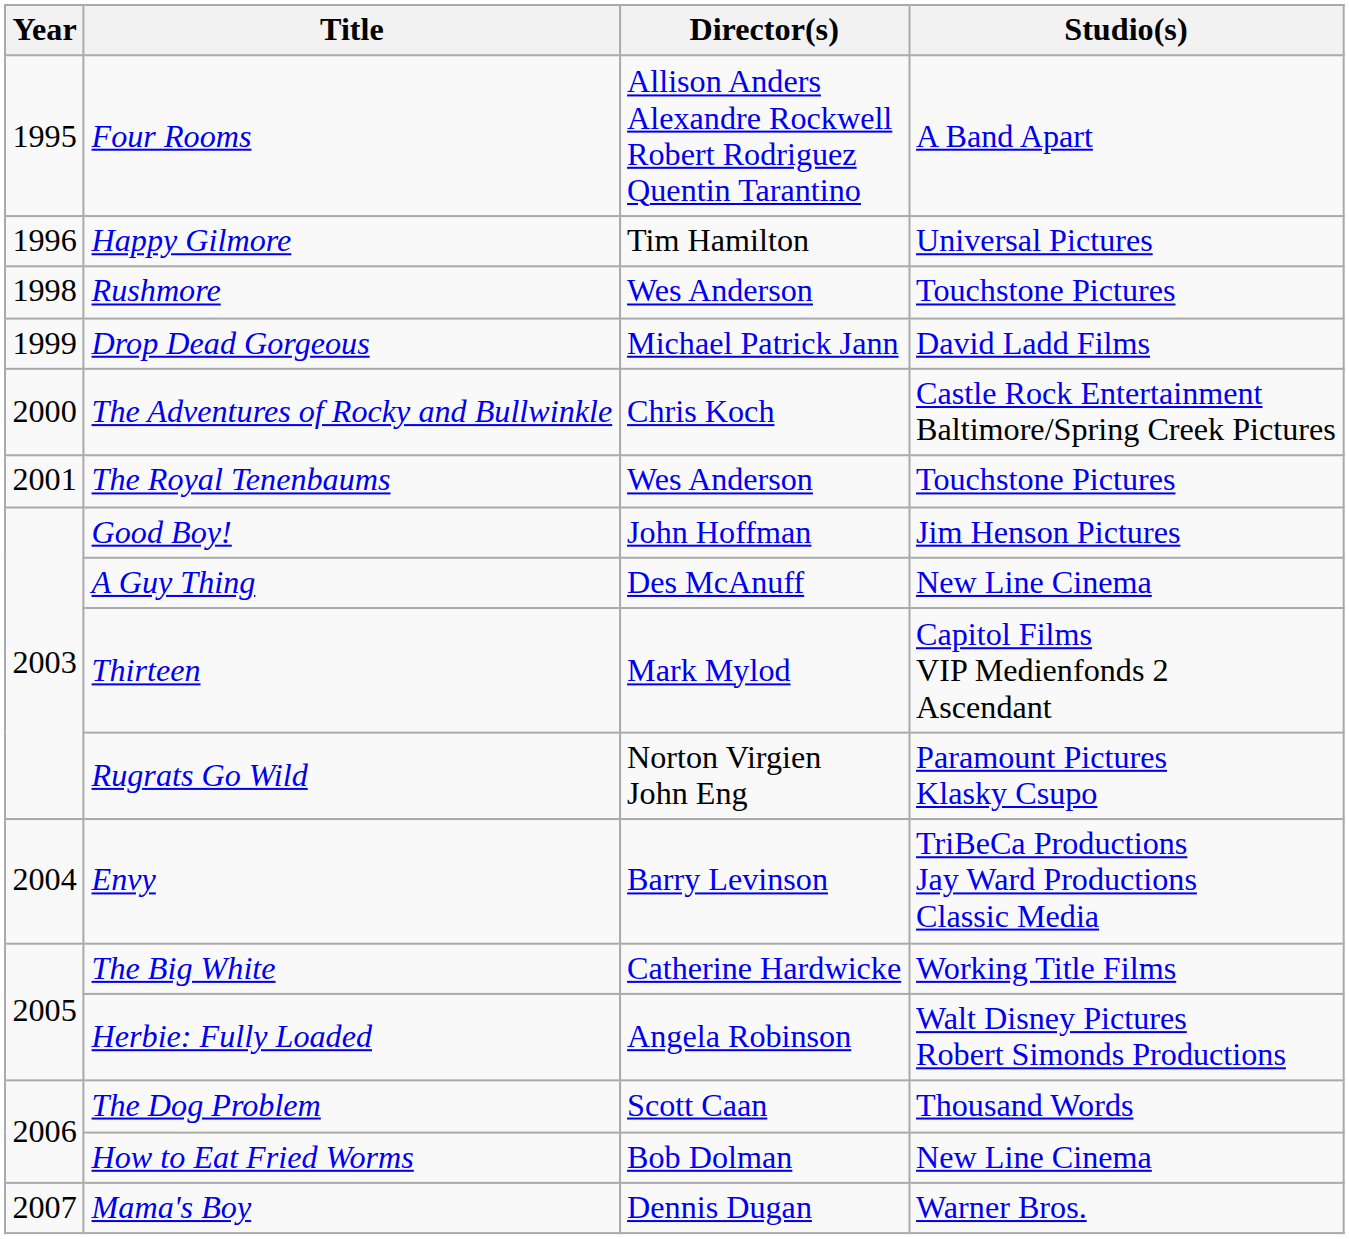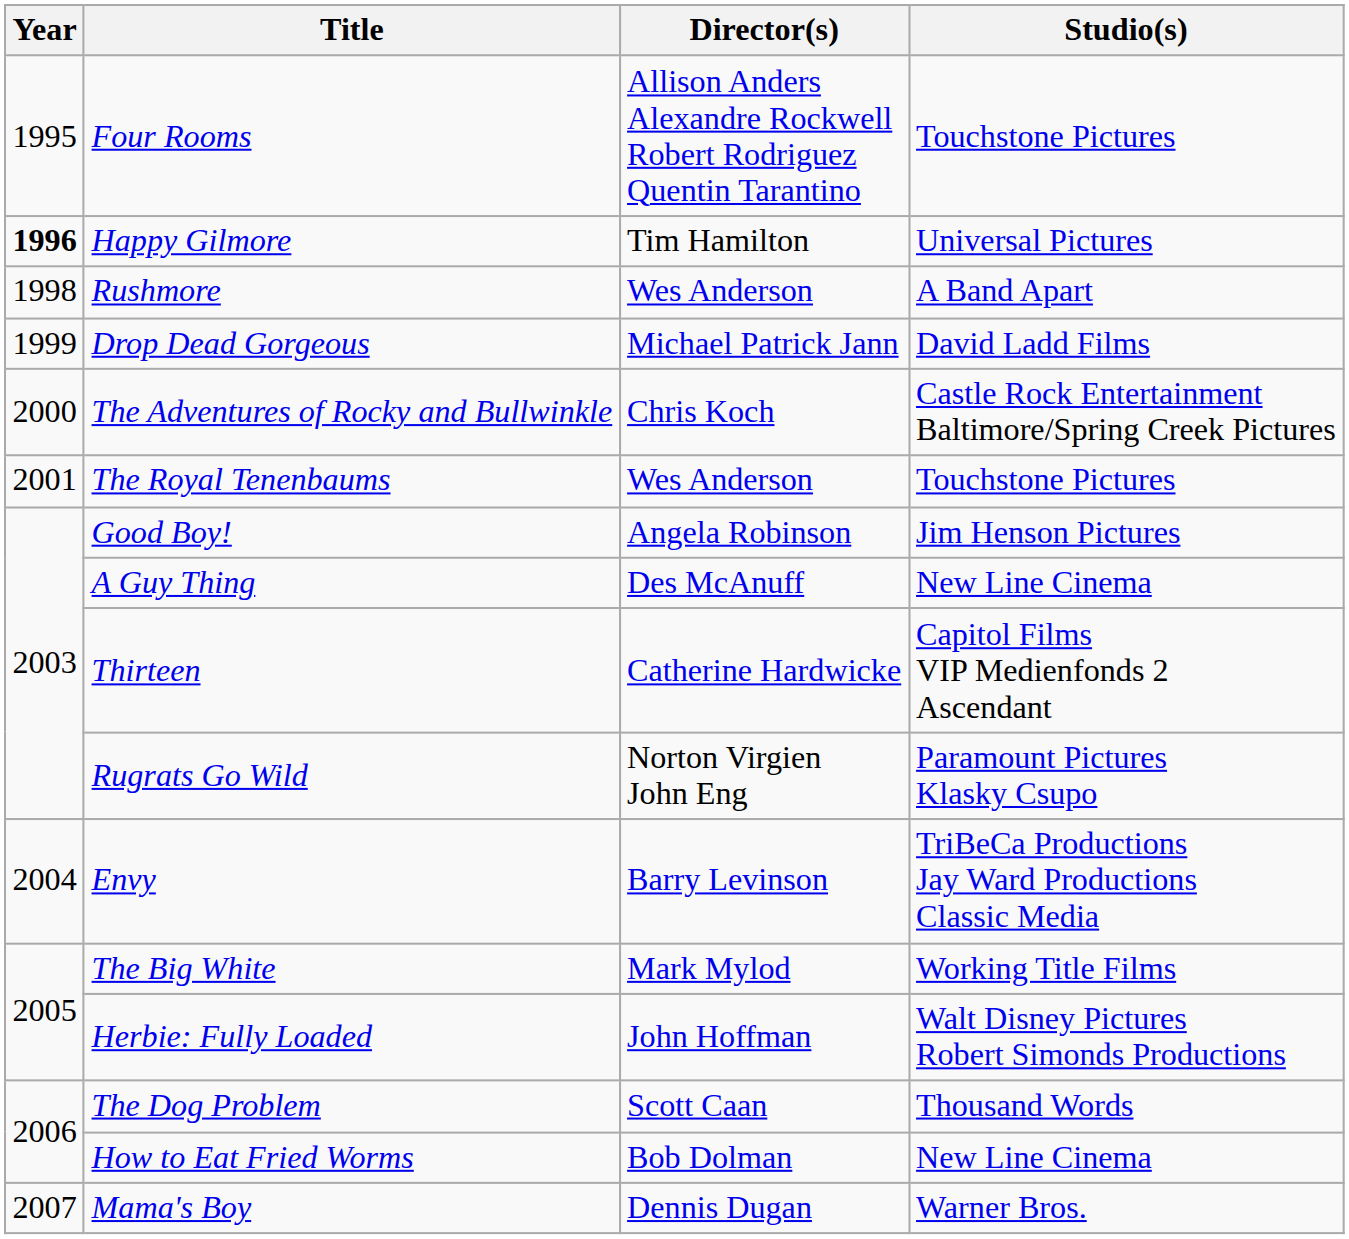(1004, 135) A Band Apart -> (1046, 135) Touchstone Pictures
(45, 240) normal -> (45, 240) bold
(1046, 291) Touchstone Pictures -> (1004, 291) A Band Apart
(719, 531) John Hoffman -> (739, 531) Angela Robinson
(709, 669) Mark Mylod -> (764, 669) Catherine Hardwicke
(764, 967) Catherine Hardwicke -> (709, 967) Mark Mylod
(739, 1036) Angela Robinson -> (719, 1036) John Hoffman
